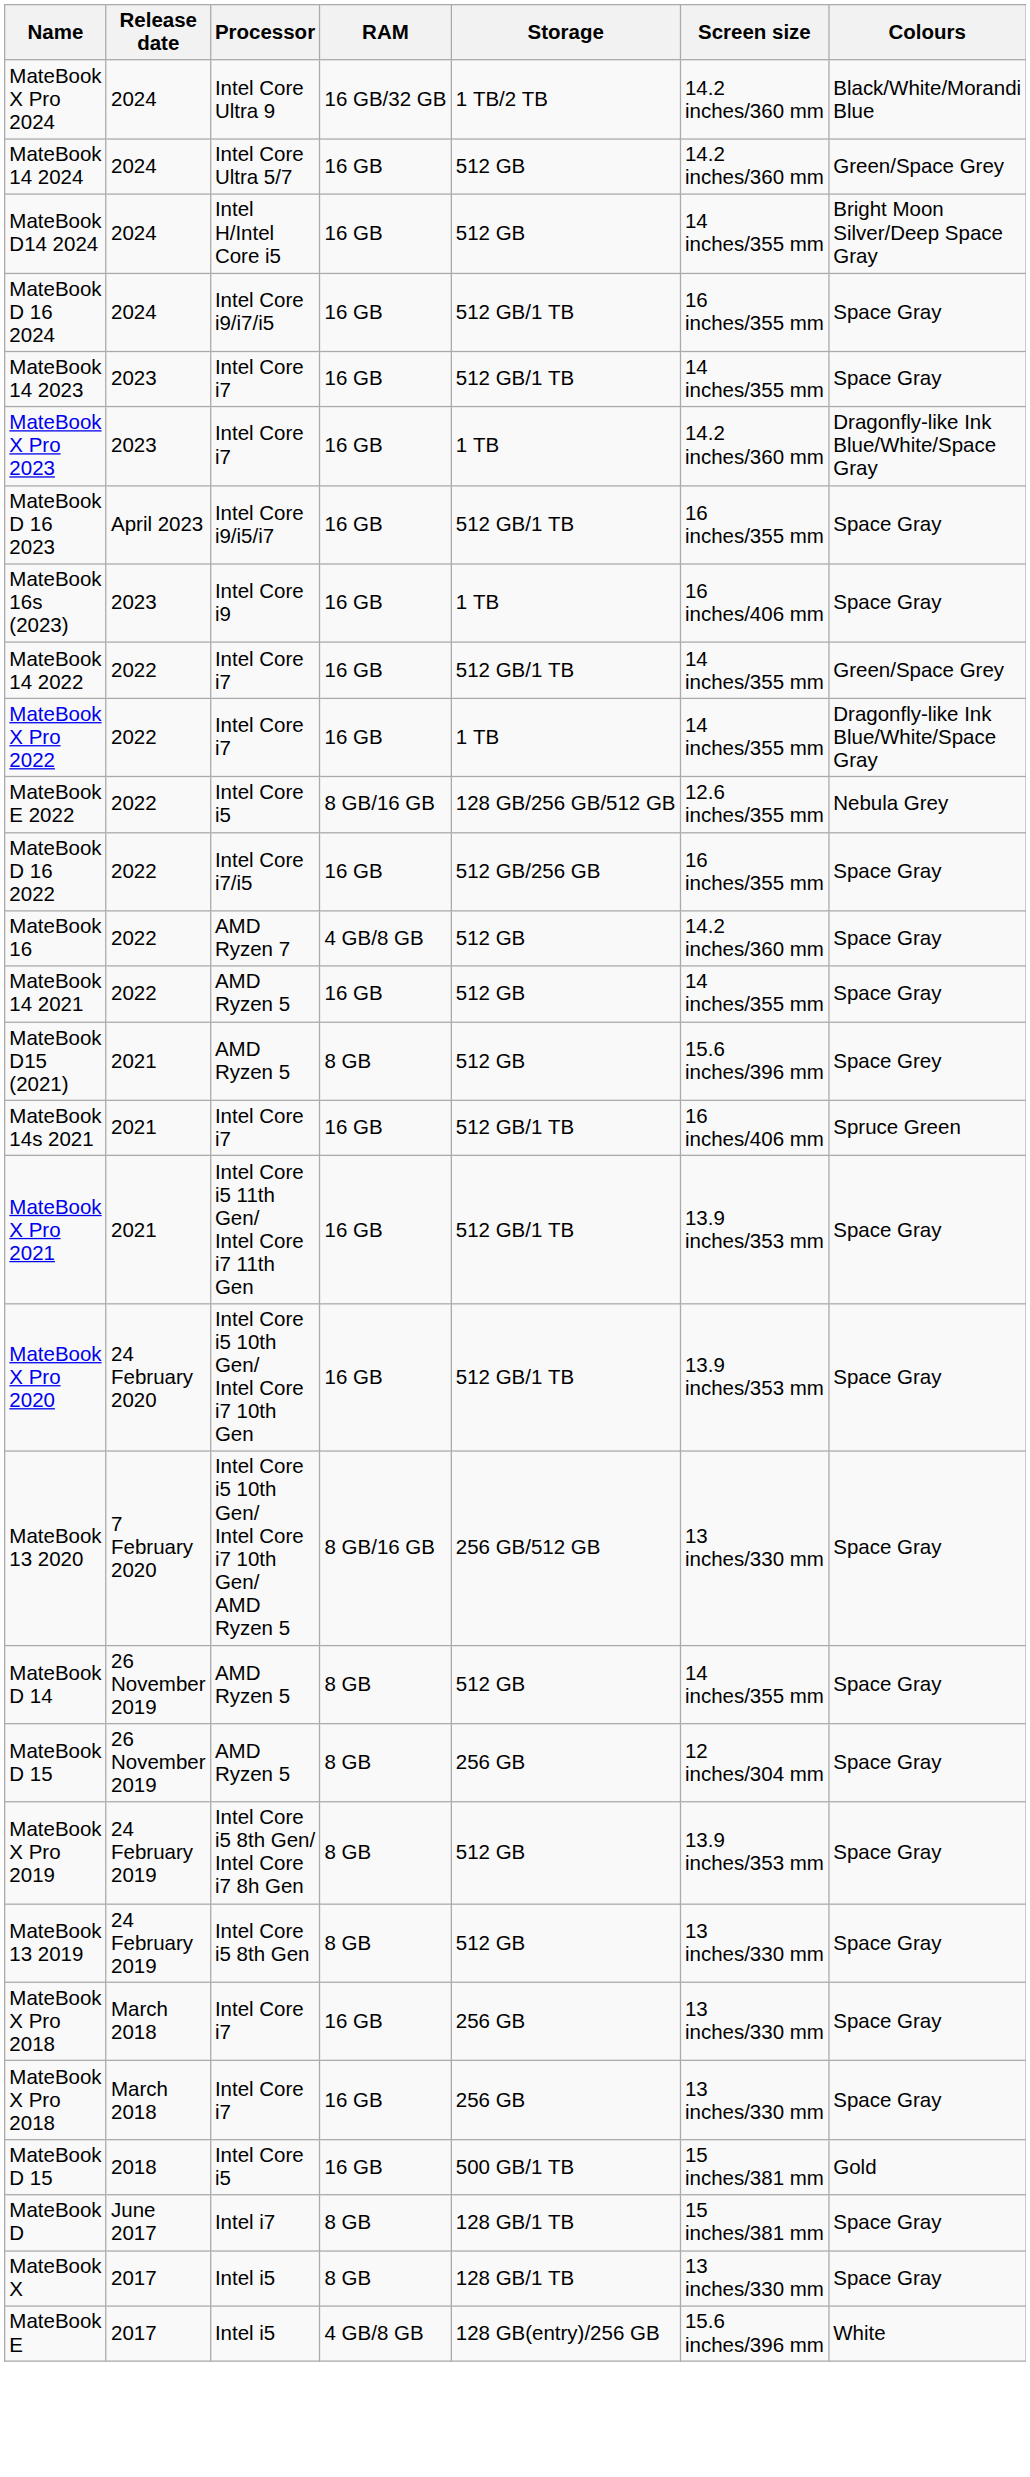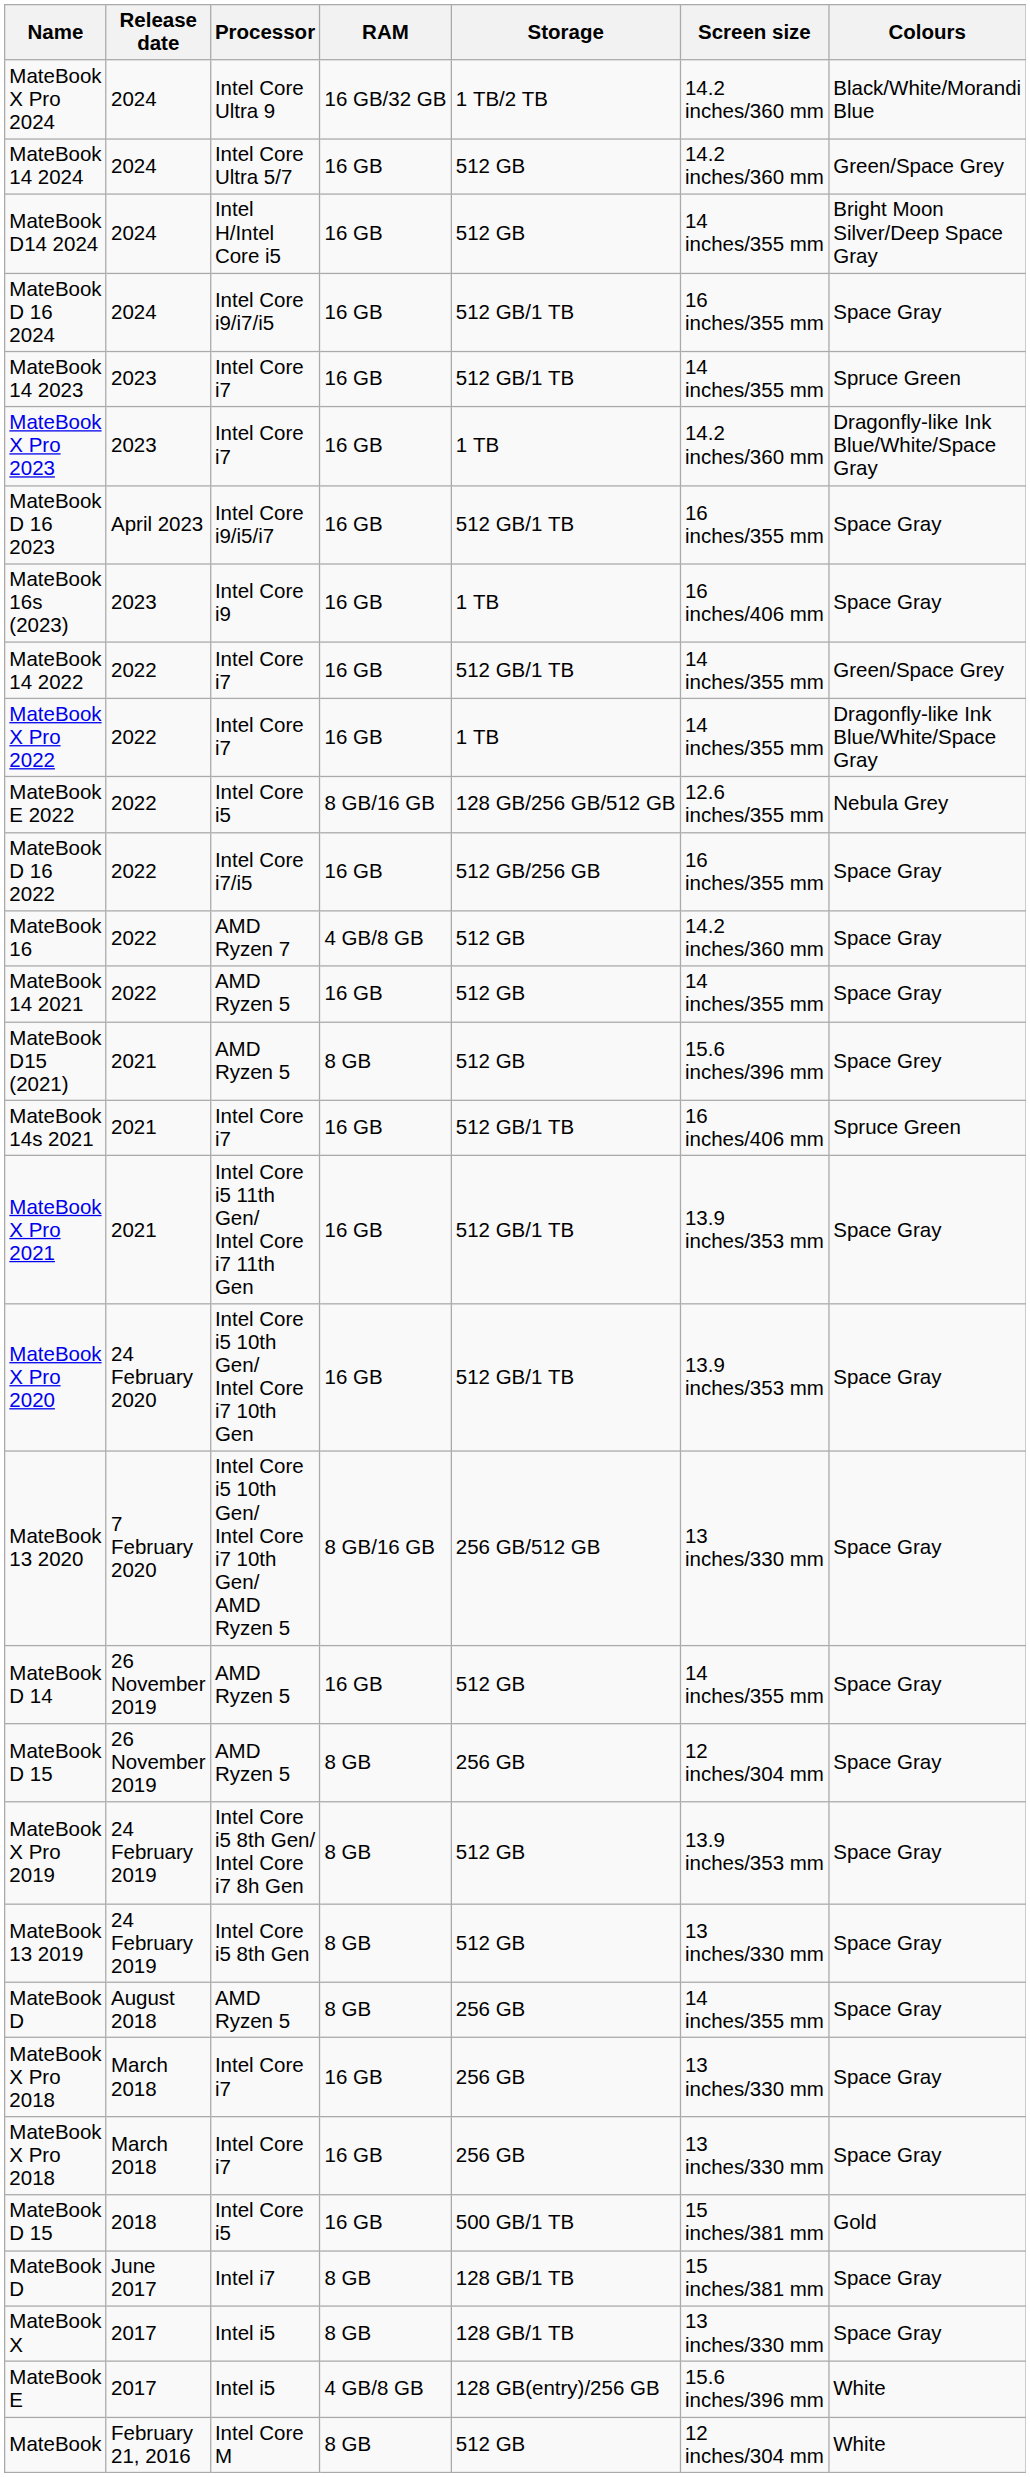(887, 378) Space Gray -> (897, 378) Spruce Green
(348, 1684) 8 GB -> (354, 1684) 16 GB
+ row: (55, 2009)
+ row: (55, 2444)
